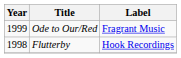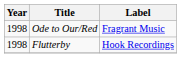(17, 28) 1999 -> (17, 28) 1998
